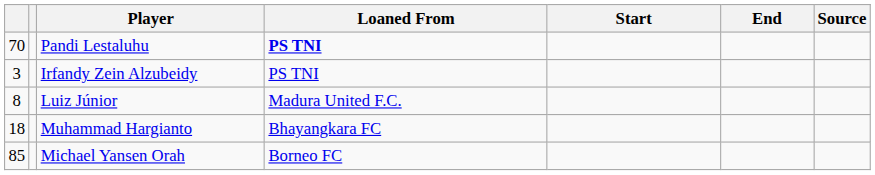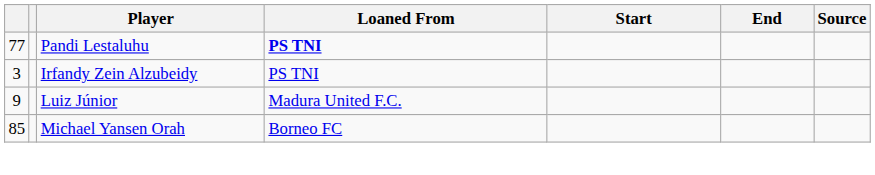(17, 46) 70 -> (17, 46) 77
(17, 101) 8 -> (17, 101) 9
- row: (116, 128)
